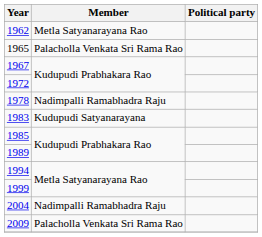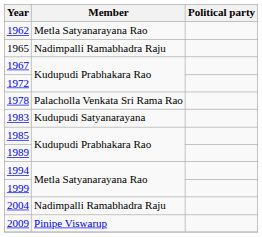(108, 48) Palacholla Venkata Sri Rama Rao -> (100, 48) Nadimpalli Ramabhadra Raju
(100, 100) Nadimpalli Ramabhadra Raju -> (108, 100) Palacholla Venkata Sri Rama Rao
(108, 223) Palacholla Venkata Sri Rama Rao -> (71, 223) Pinipe Viswarup
